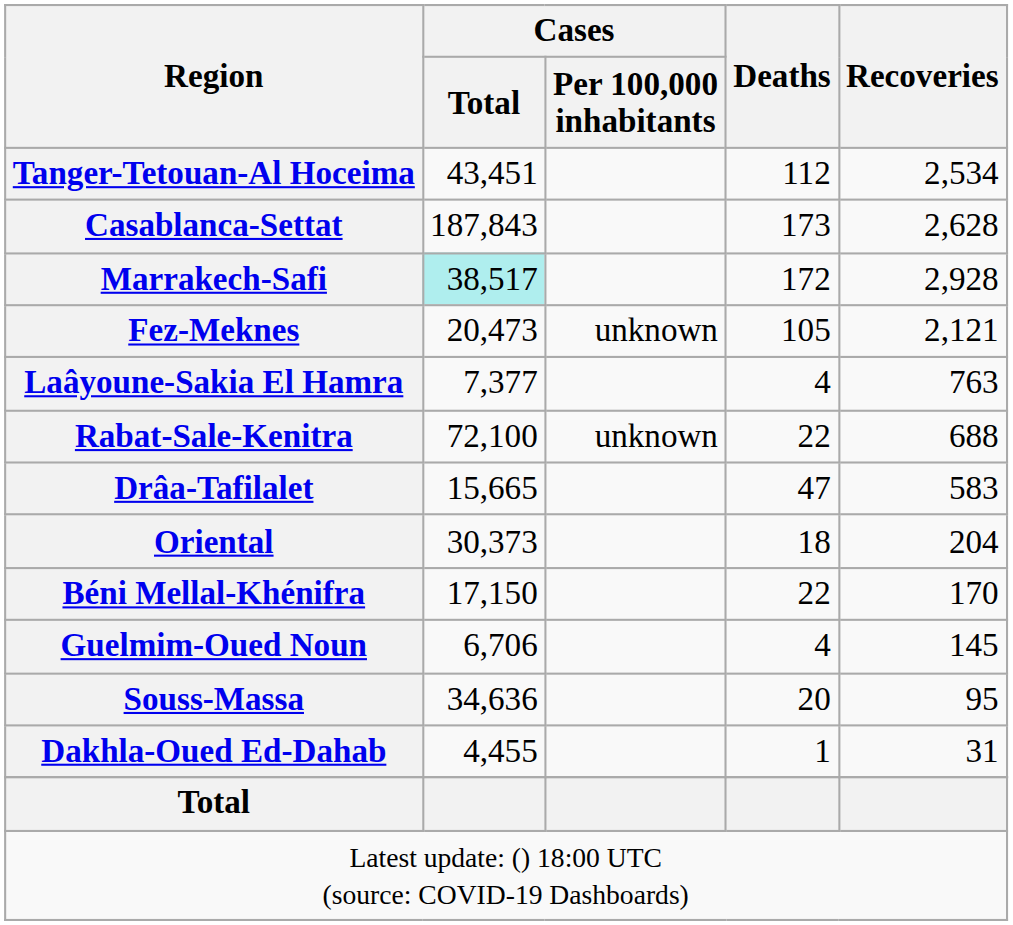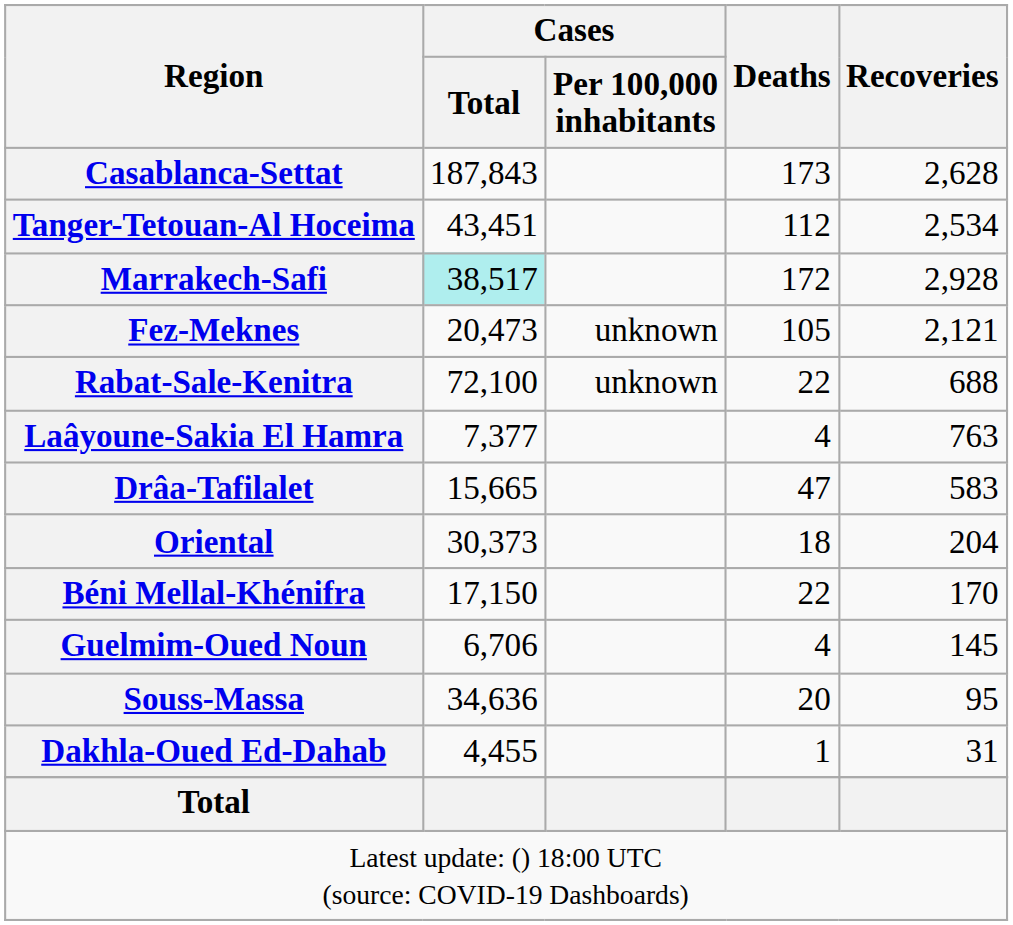rows swapped: (214, 225) <-> (214, 173)
rows swapped: (214, 435) <-> (214, 383)
